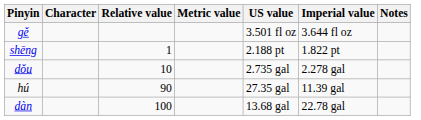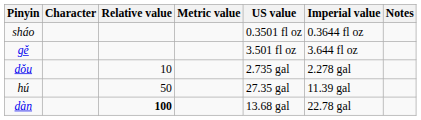+ row: (23, 32)
- row: (23, 50)
(166, 87) 90 -> (166, 87) 50
(163, 106) normal -> (163, 106) bold
